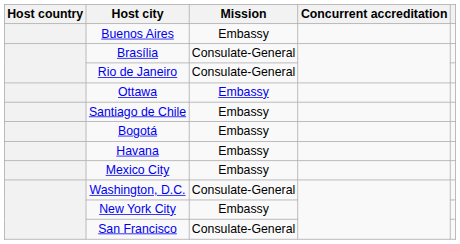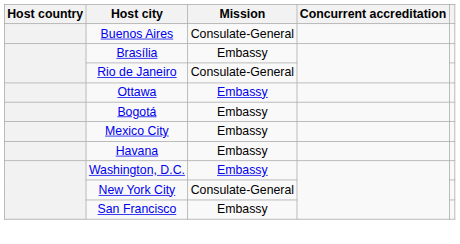(244, 33) Embassy -> (242, 33) Consulate-General
(244, 53) Consulate-General -> (242, 53) Embassy
- row: (138, 111)
rows swapped: (138, 151) <-> (138, 170)
(244, 190) Consulate-General -> (242, 170) Embassy
(244, 209) Embassy -> (242, 190) Consulate-General
(244, 229) Consulate-General -> (242, 209) Embassy
